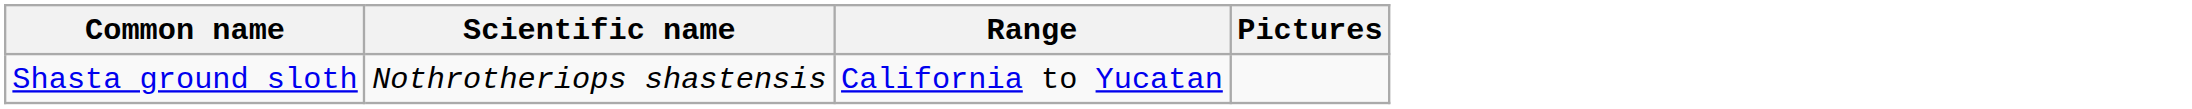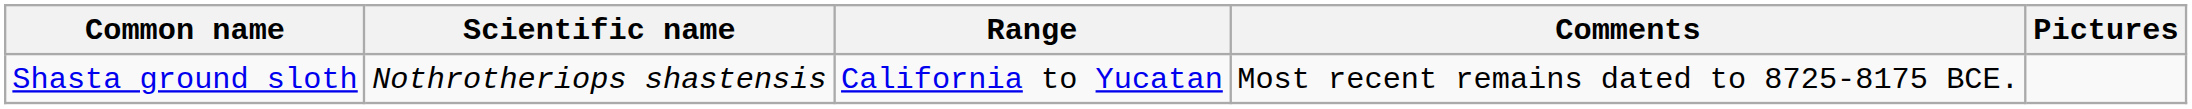+ column: (1628, 30)
